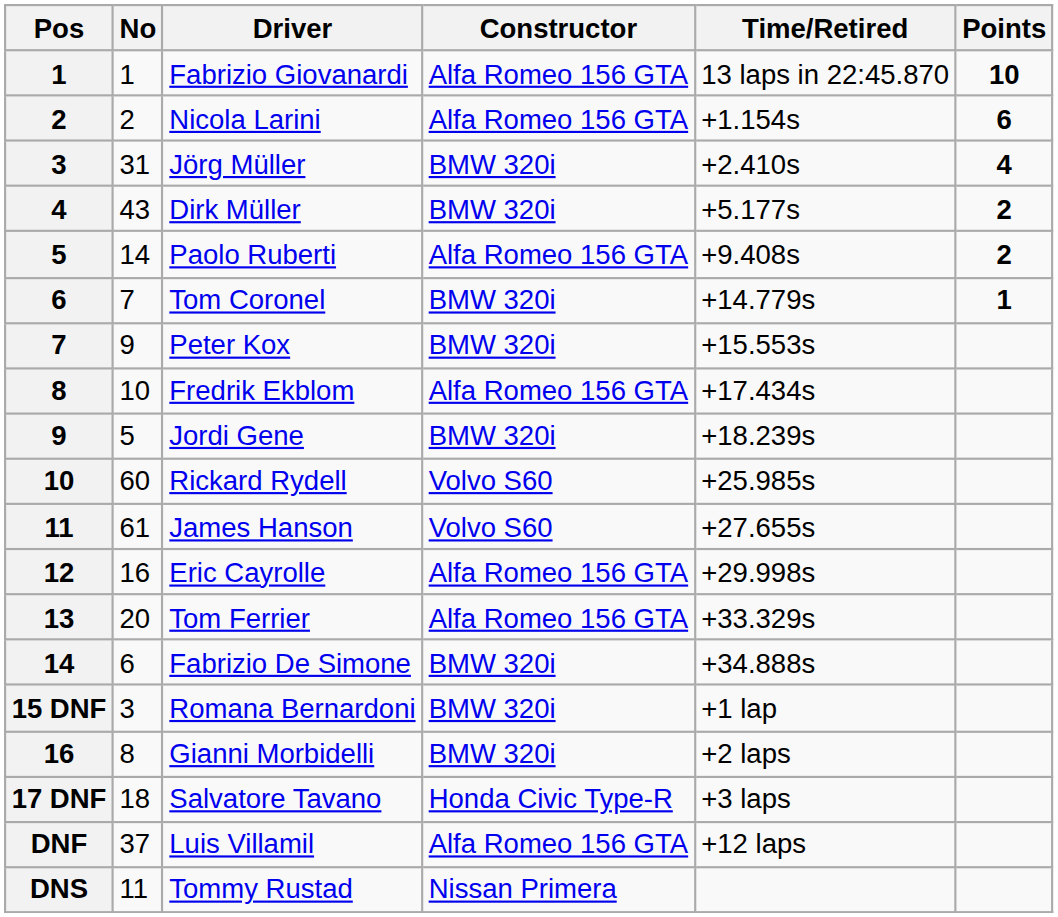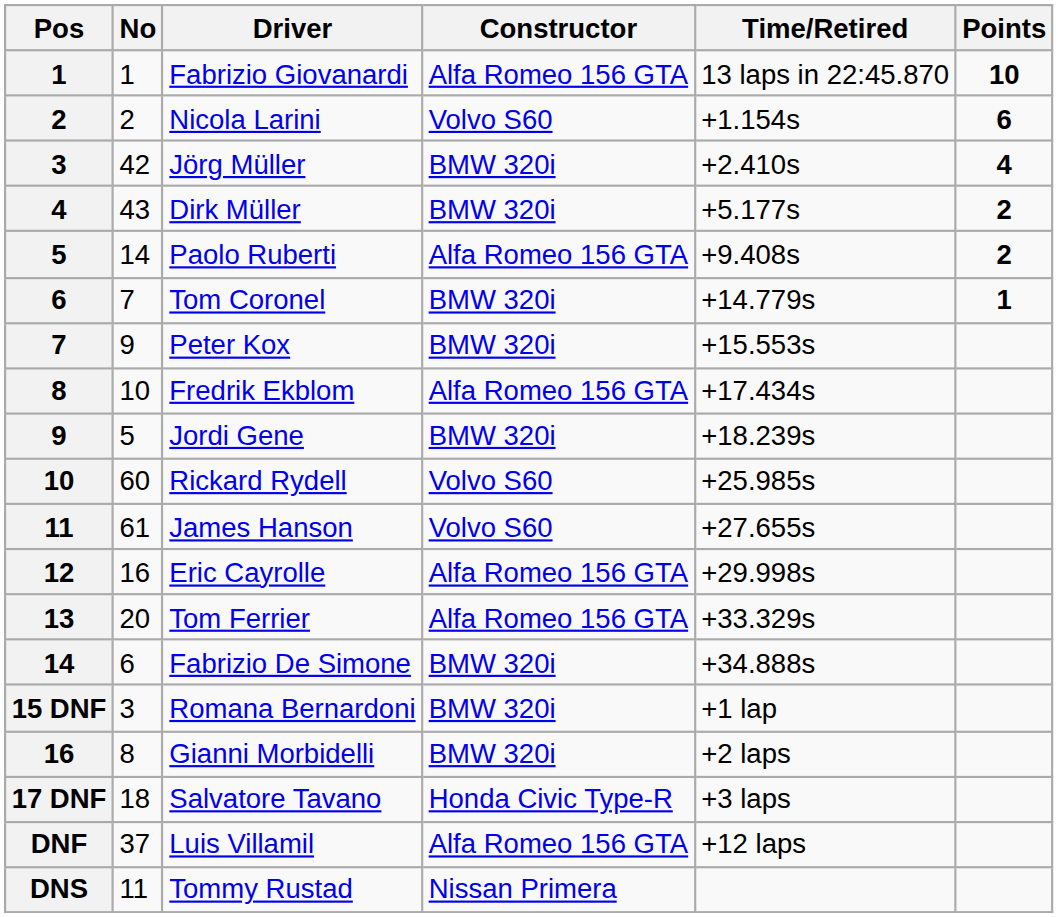(558, 118) Alfa Romeo 156 GTA -> (491, 118) Volvo S60
(135, 164) 31 -> (135, 164) 42
